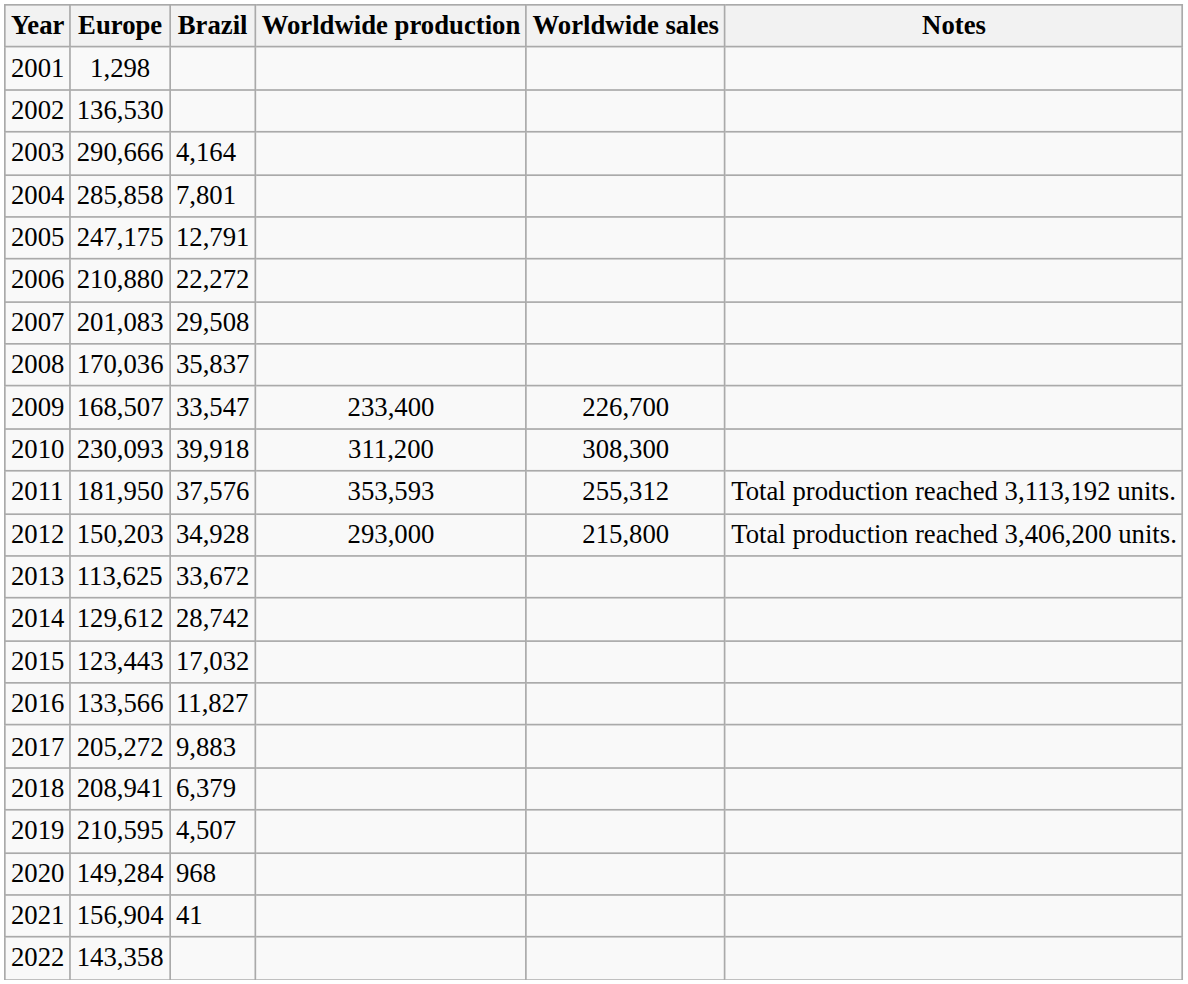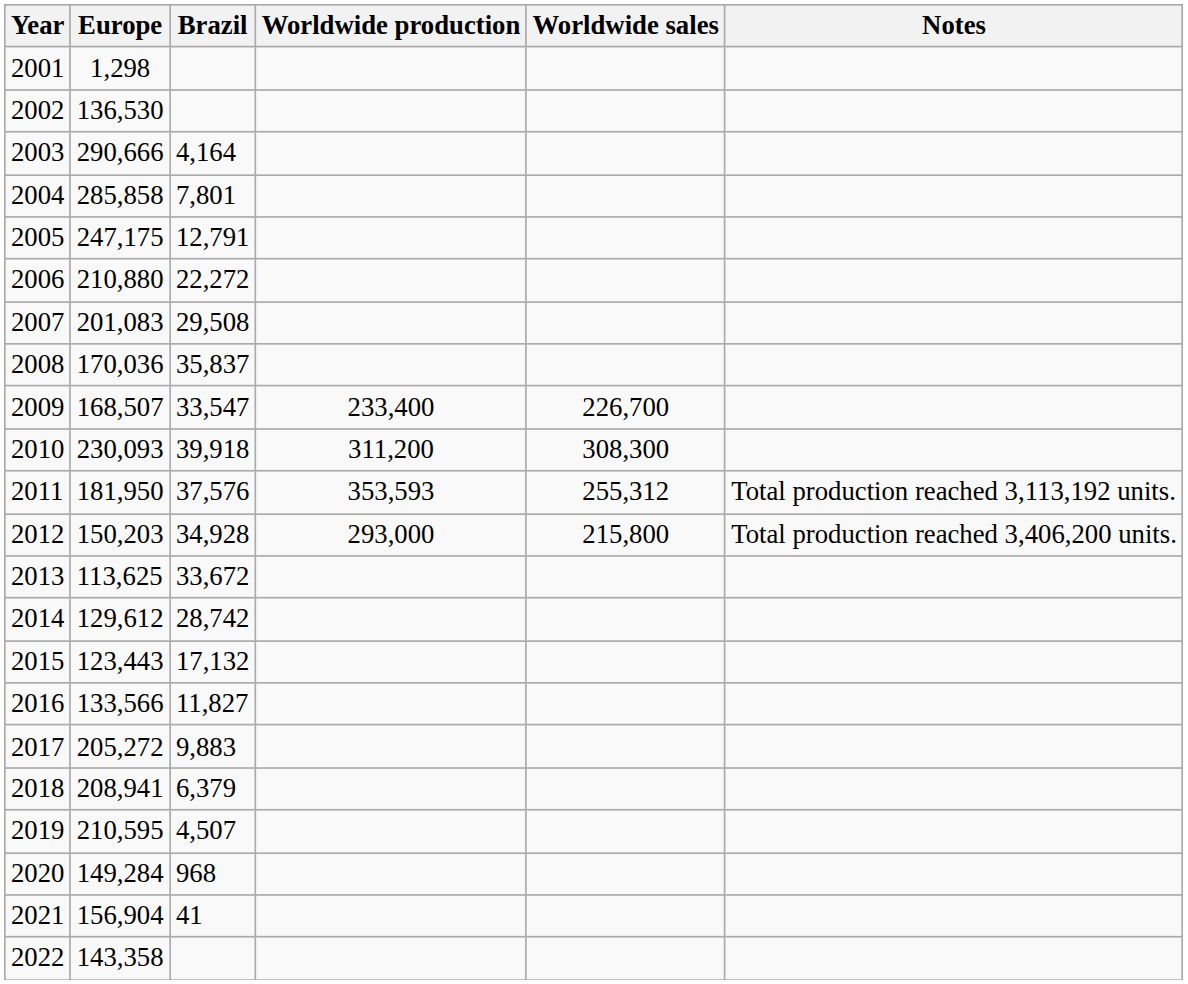(213, 661) 17,032 -> (213, 661) 17,132
